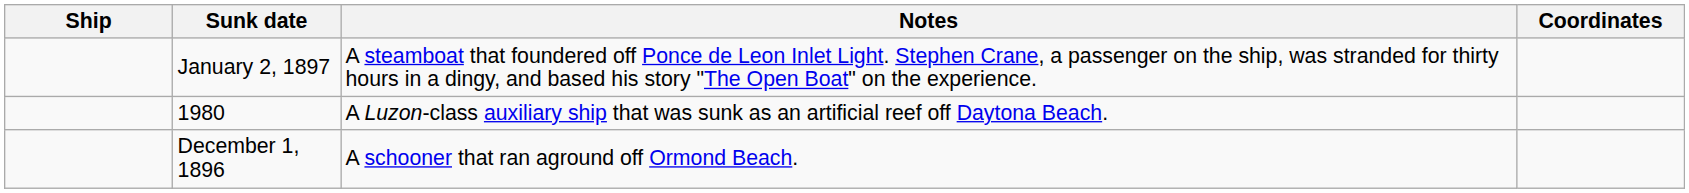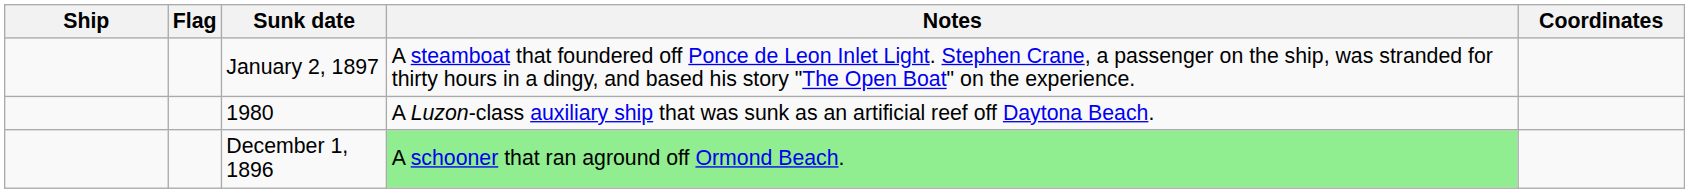+ column: (195, 21)
(572, 158) no background -> (618, 158) lightgreen background
